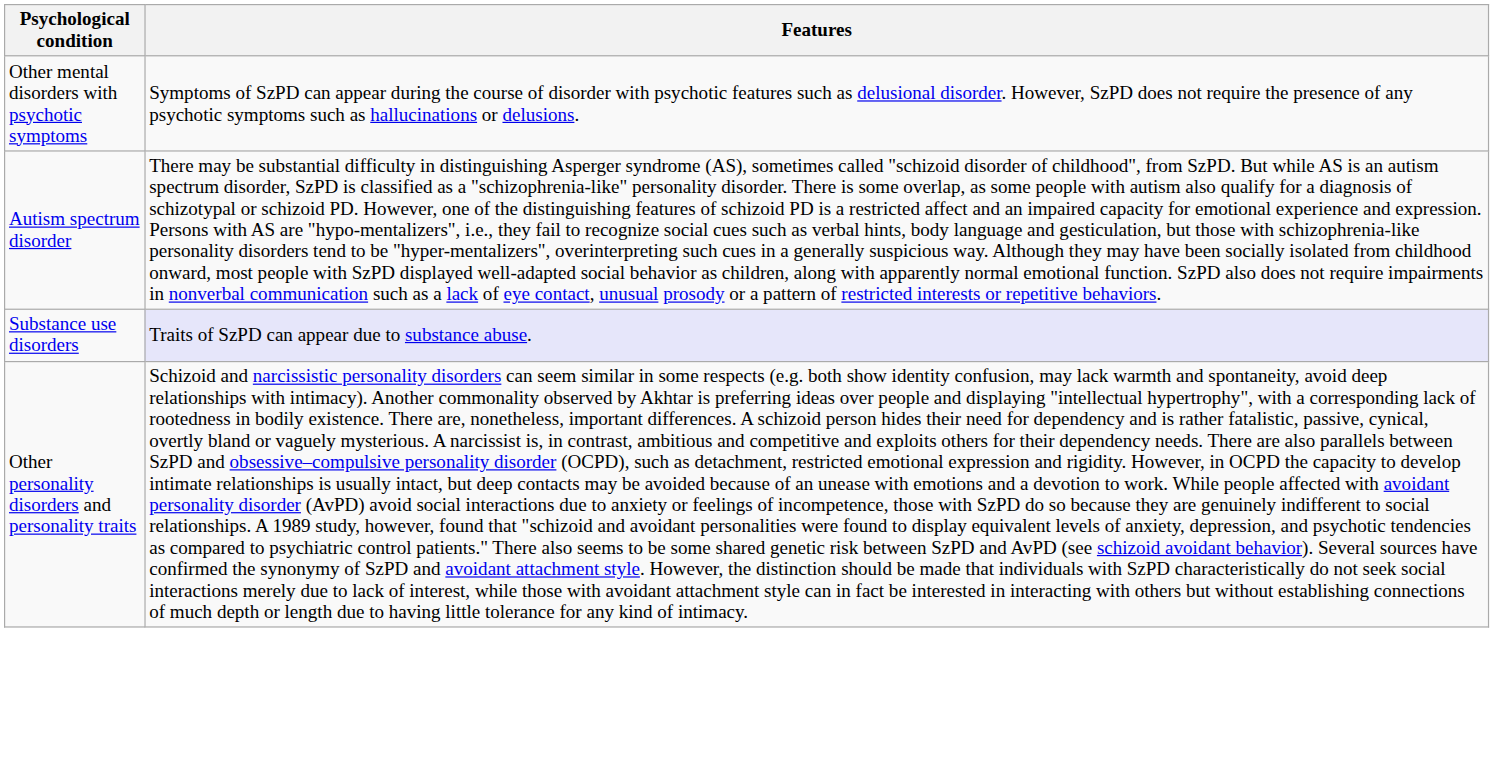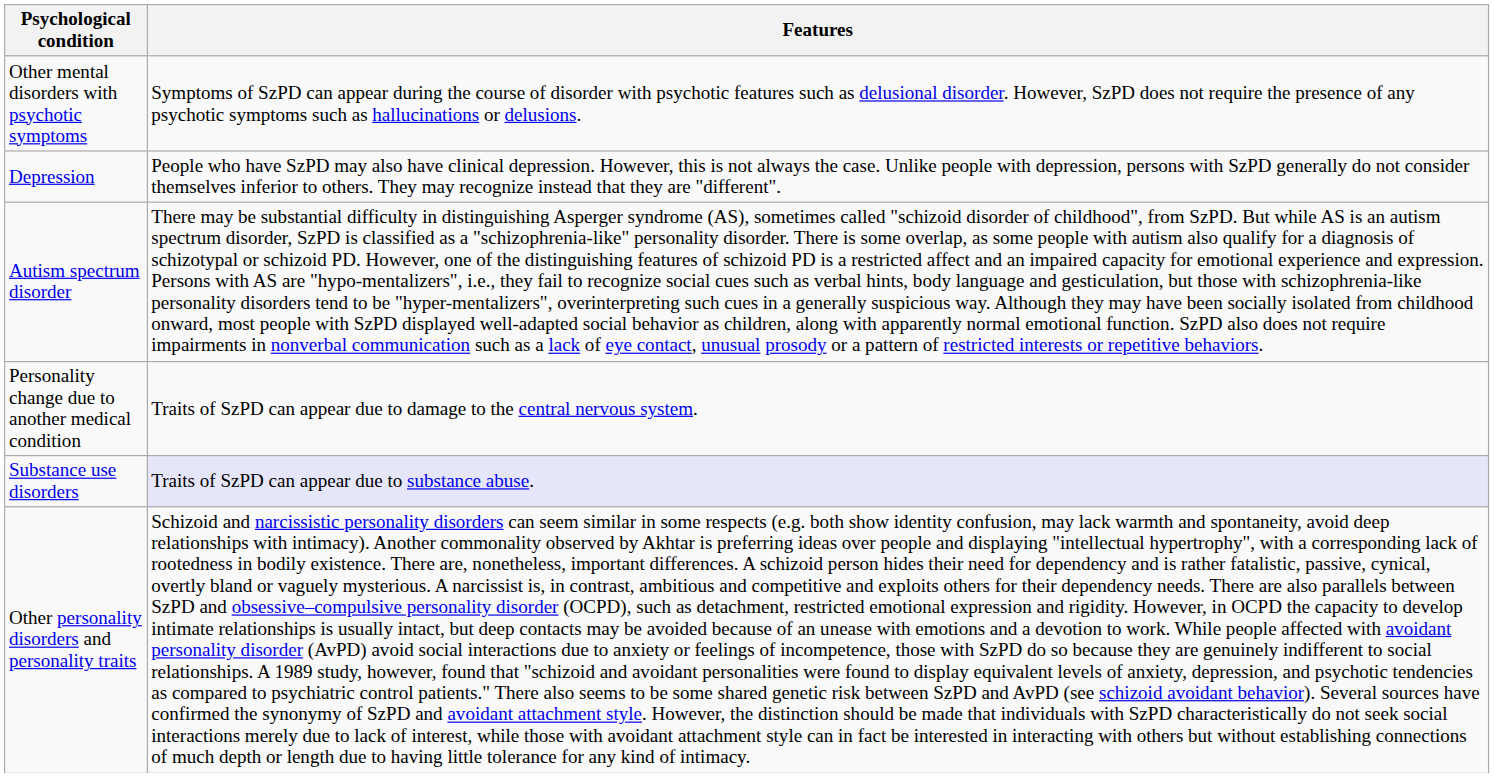+ row: (52, 176)
+ row: (70, 408)
